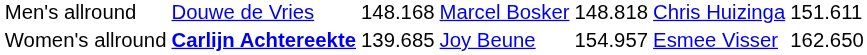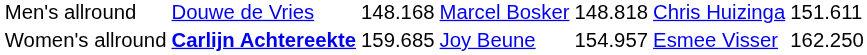(398, 40) 139.685 -> (398, 40) 159.685
(827, 40) 162.650 -> (827, 40) 162.250
